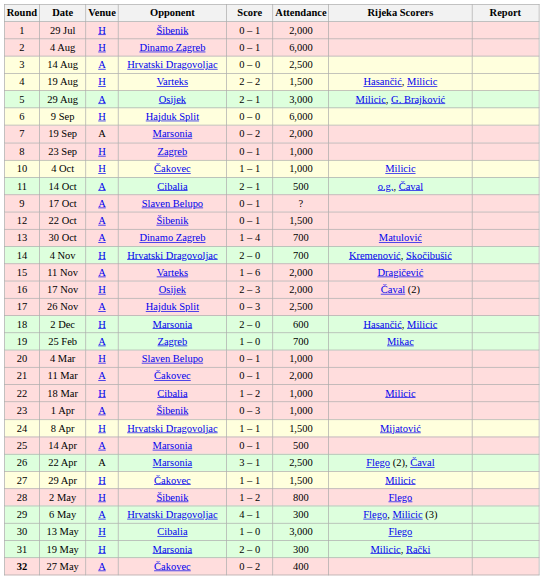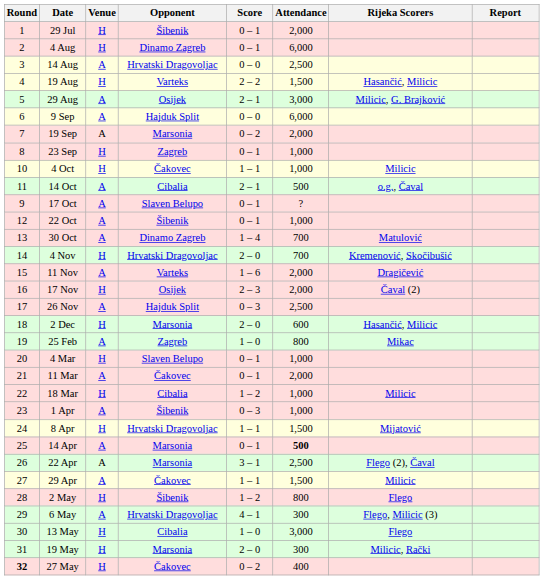(102, 117) H -> (102, 117) A
(301, 220) 1,500 -> (301, 220) 1,000
(301, 341) 700 -> (301, 341) 800
(301, 445) normal -> (301, 445) bold
(102, 480) H -> (102, 480) A
(102, 566) A -> (102, 566) H
